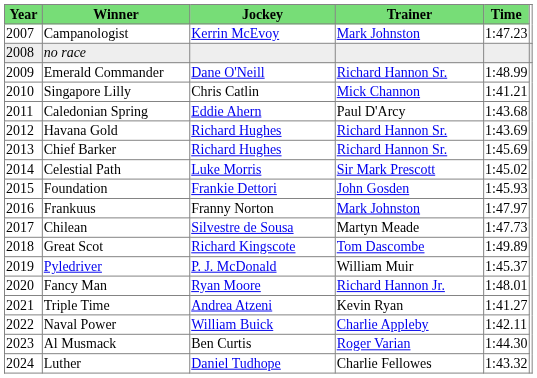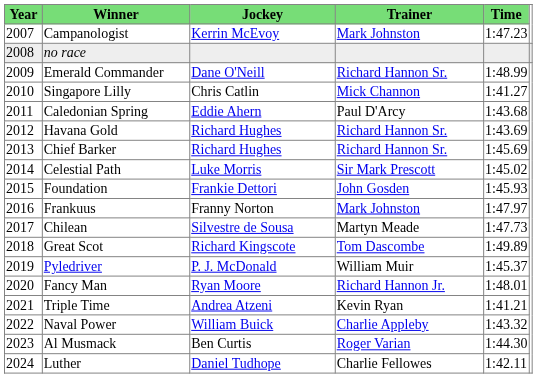(506, 91) 1:41.21 -> (506, 91) 1:41.27
(506, 305) 1:41.27 -> (506, 305) 1:41.21
(506, 324) 1:42.11 -> (506, 324) 1:43.32
(506, 363) 1:43.32 -> (506, 363) 1:42.11
